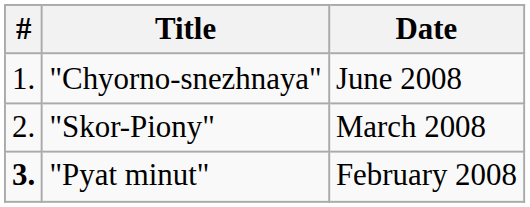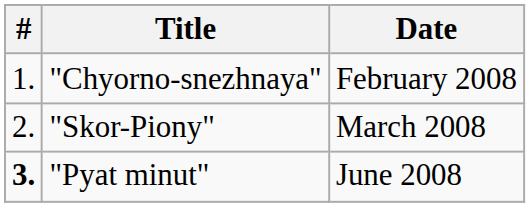(399, 77) June 2008 -> (426, 77) February 2008
(426, 175) February 2008 -> (399, 175) June 2008
